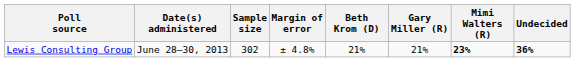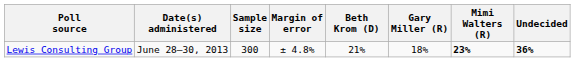(250, 49) 302 -> (250, 49) 300
(420, 49) 21% -> (420, 49) 18%
